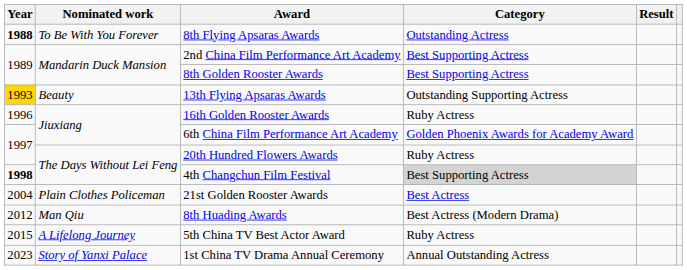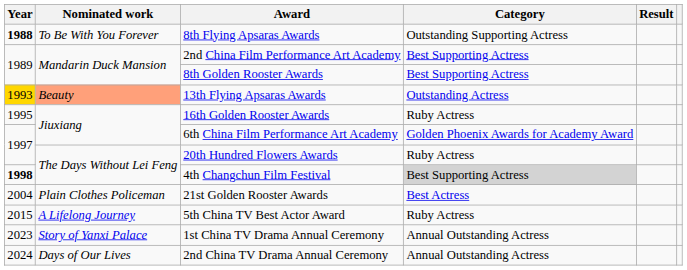(457, 34) Outstanding Actress -> (487, 34) Outstanding Supporting Actress
(56, 94) no background -> (56, 94) lightsalmon background
(487, 94) Outstanding Supporting Actress -> (457, 94) Outstanding Actress
(20, 114) 1996 -> (20, 114) 1995
- row: (235, 214)
+ row: (286, 255)
